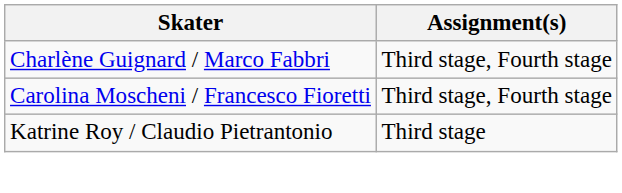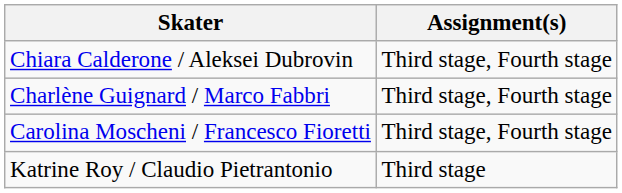+ row: (182, 59)
